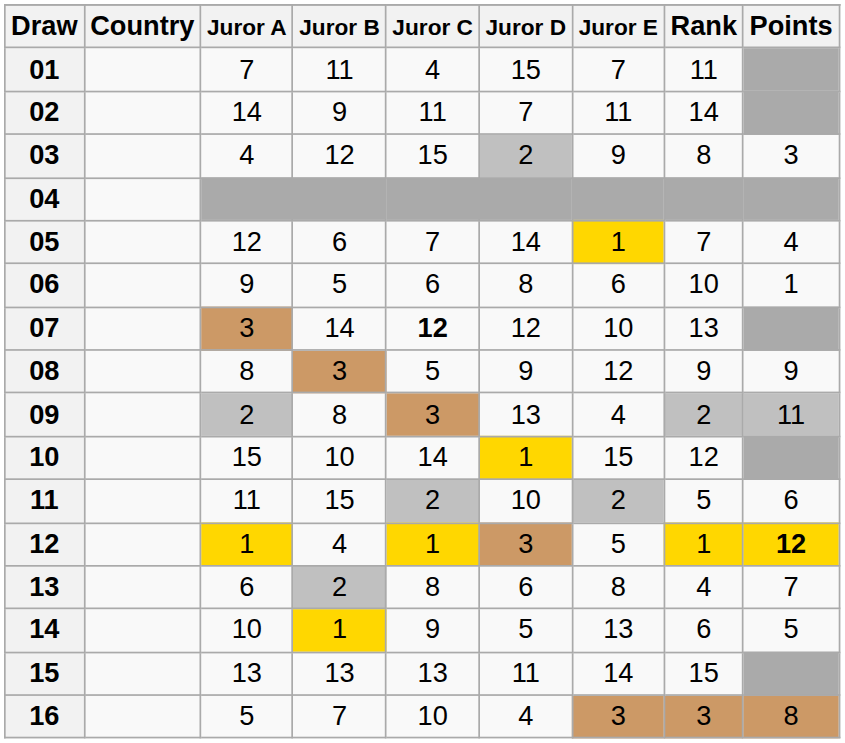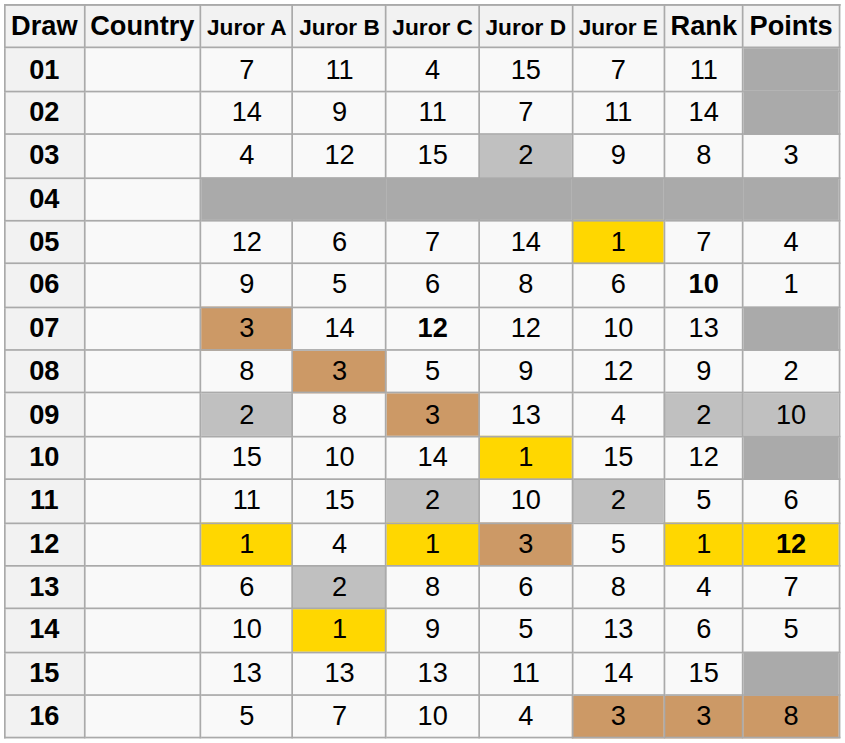(704, 284) normal -> (704, 284) bold
(791, 371) 9 -> (791, 371) 2
(791, 414) 11 -> (791, 414) 10
